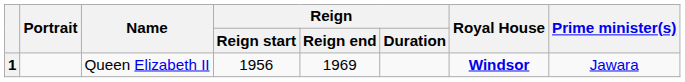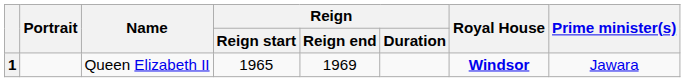(256, 64) 1956 -> (256, 64) 1965
